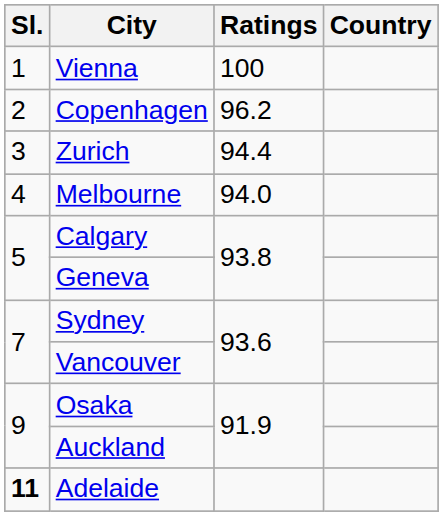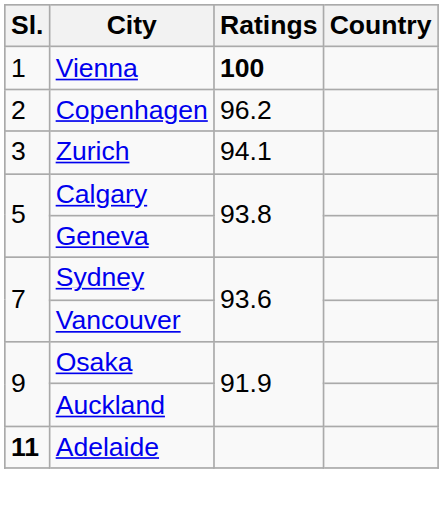(242, 67) normal -> (242, 67) bold
(246, 151) 94.4 -> (246, 151) 94.1
- row: (118, 194)
